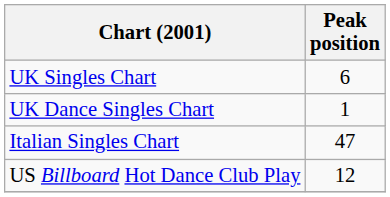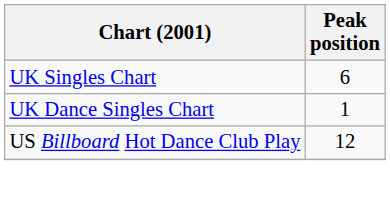- row: (94, 142)
